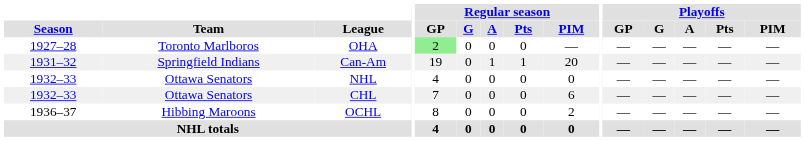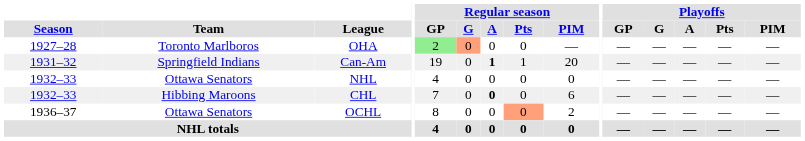(468, 45) no background -> (468, 45) lightsalmon background
(492, 62) normal -> (492, 62) bold
(209, 95) Ottawa Senators -> (209, 95) Hibbing Maroons
(492, 95) normal -> (492, 95) bold
(209, 111) Hibbing Maroons -> (209, 111) Ottawa Senators
(523, 111) no background -> (523, 111) lightsalmon background
